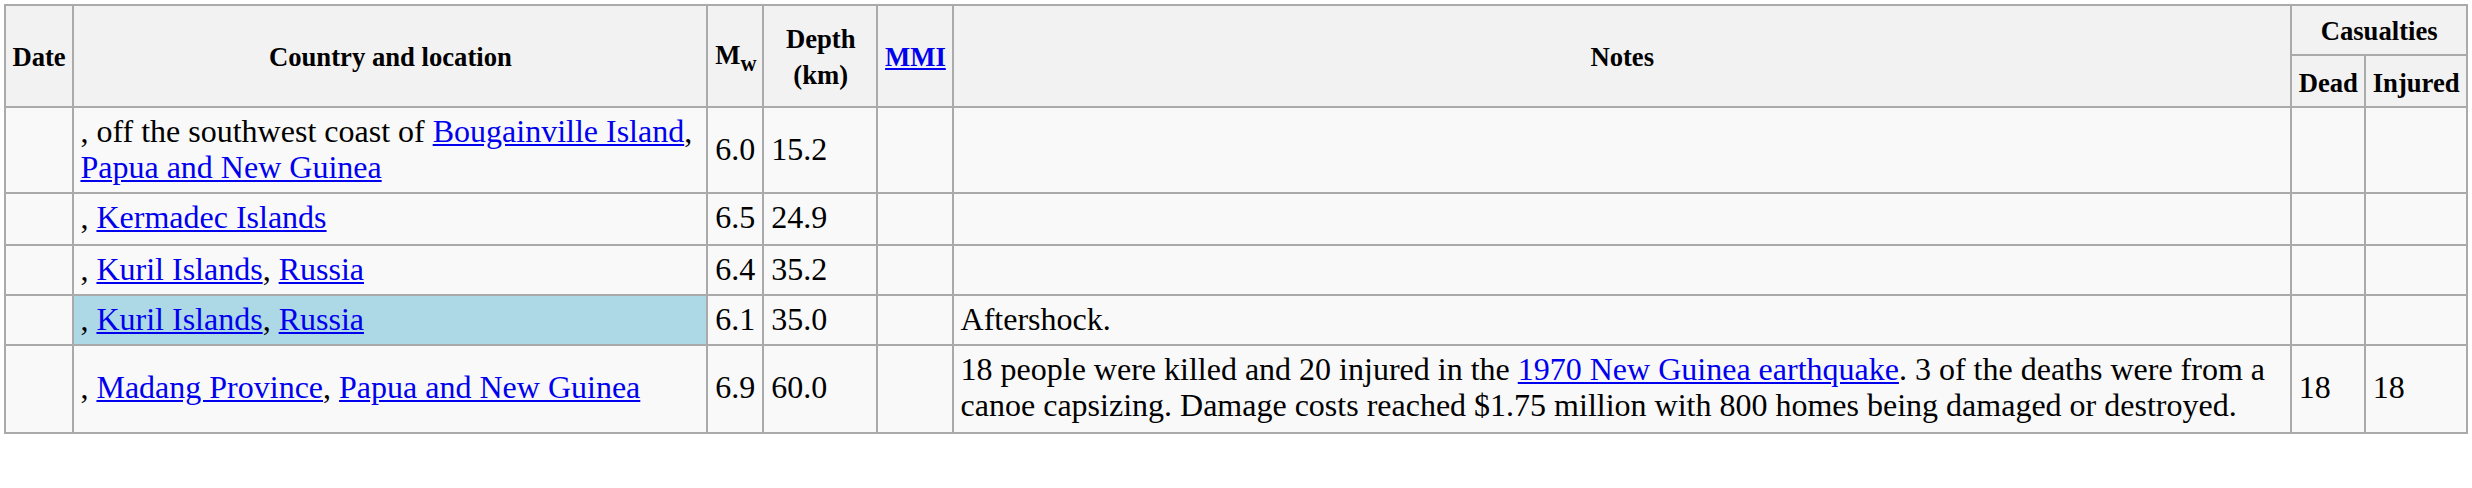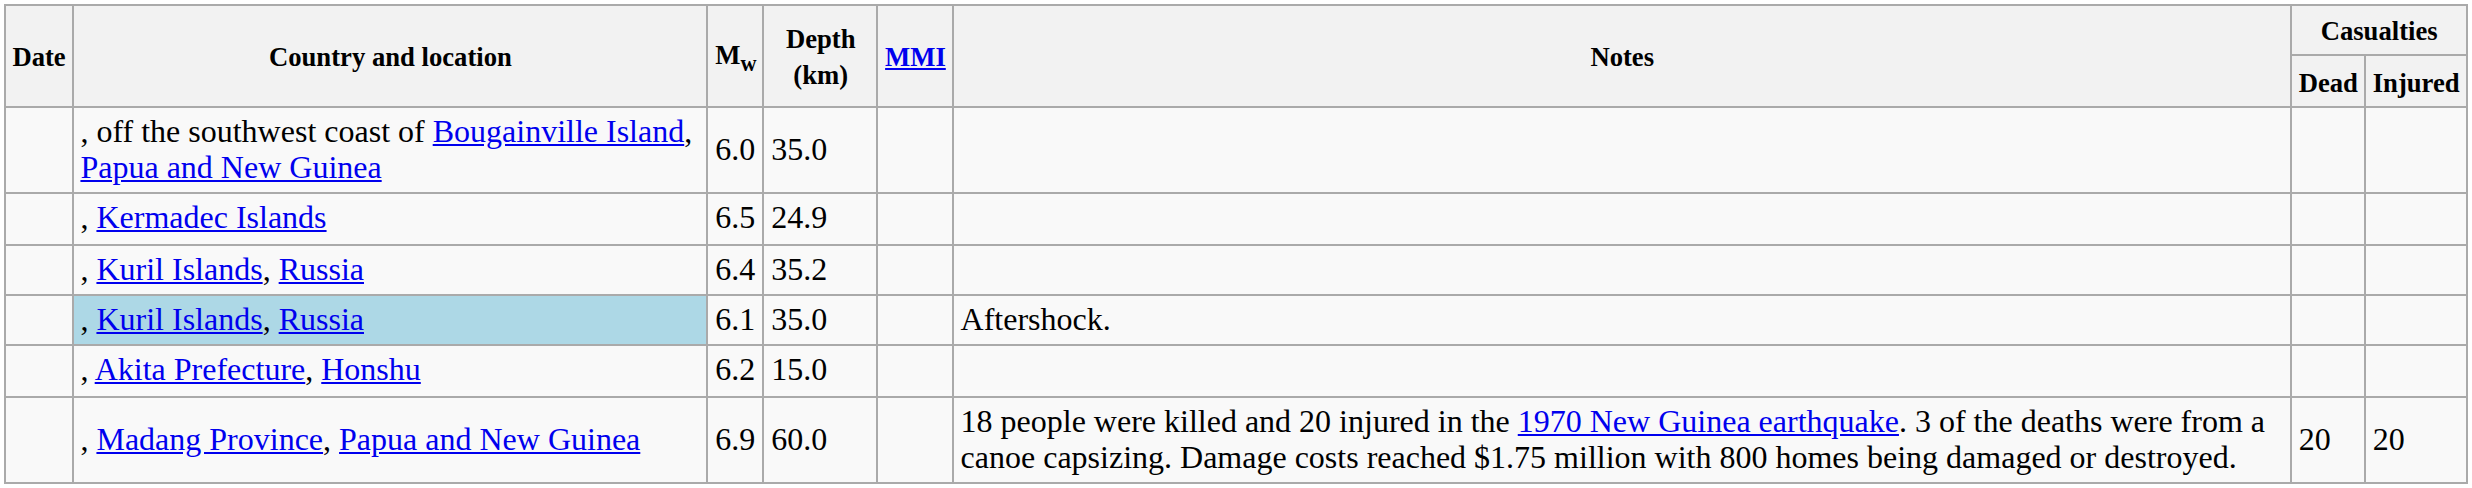(799, 149) 15.2 -> (799, 149) 35.0
+ row: (735, 370)
(2315, 388) 18 -> (2315, 439) 20
(2389, 388) 18 -> (2389, 439) 20
